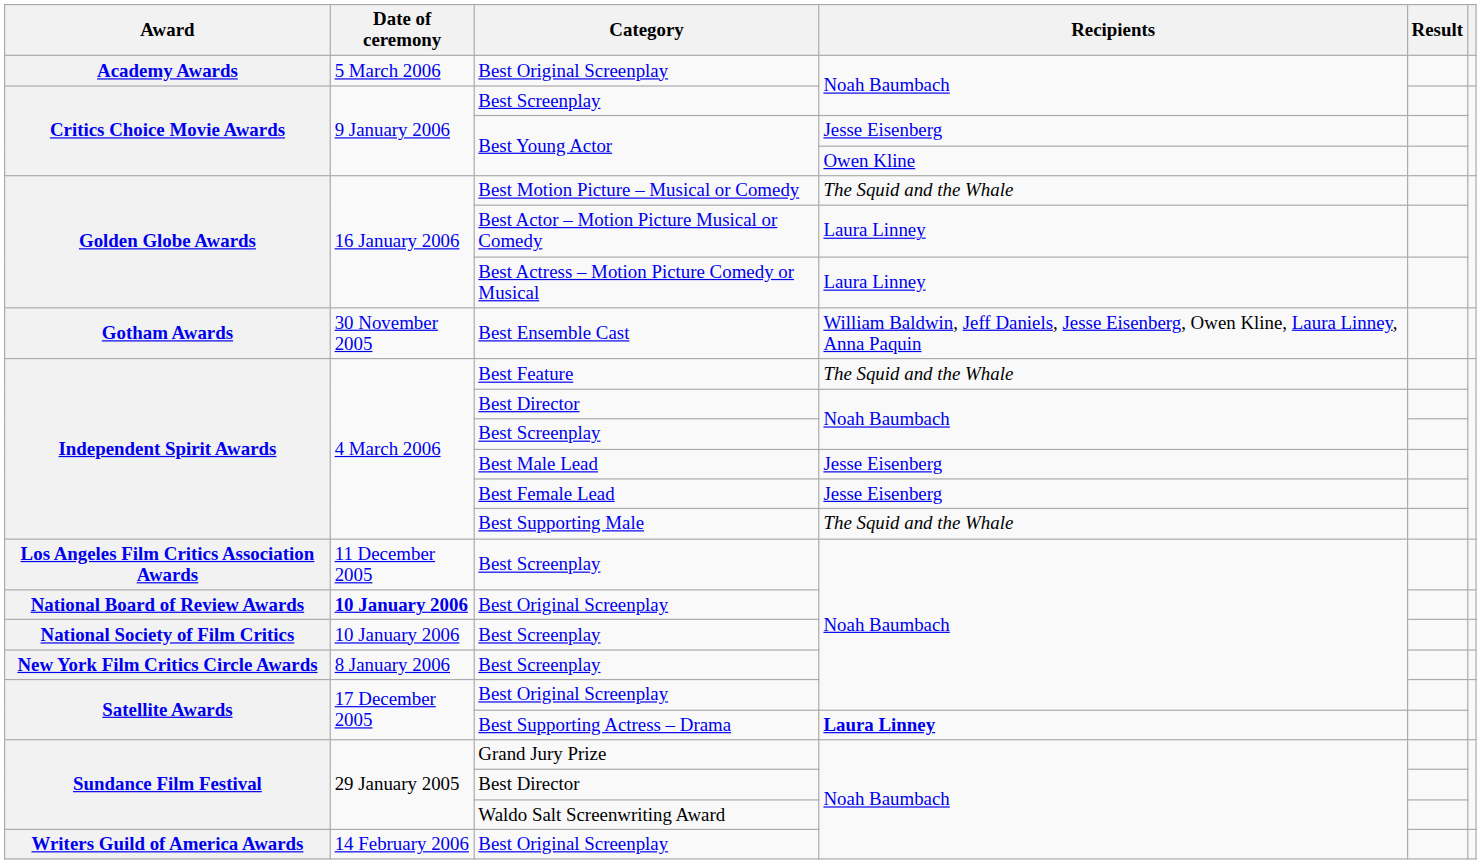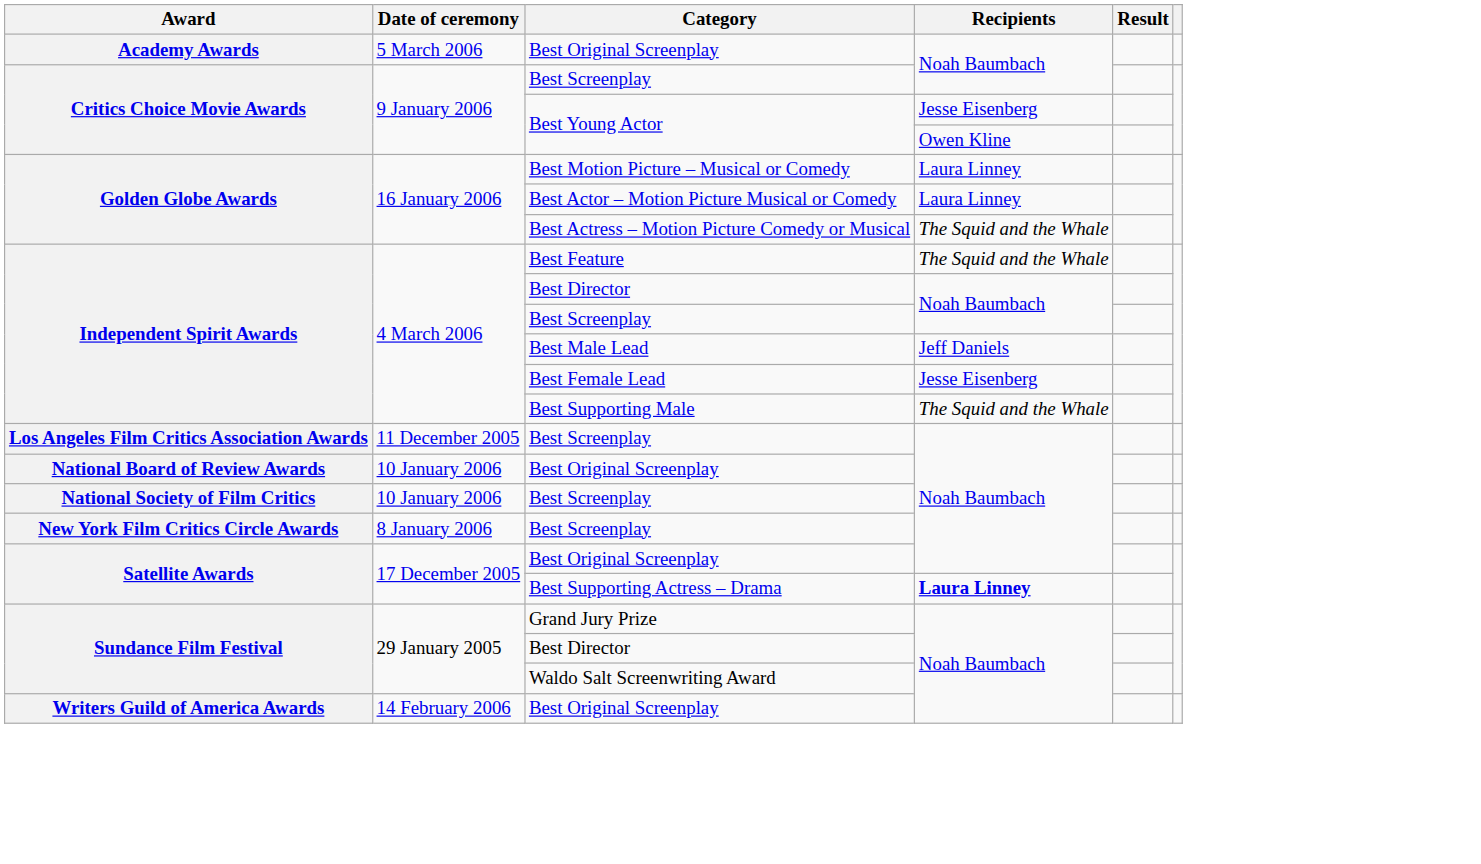(918, 190) The Squid and the Whale -> (970, 169) Laura Linney
(875, 282) Laura Linney -> (1014, 229) The Squid and the Whale
- row: (167, 333)
(883, 463) Jesse Eisenberg -> (964, 348) Jeff Daniels
(401, 604) bold -> (439, 468) normal
